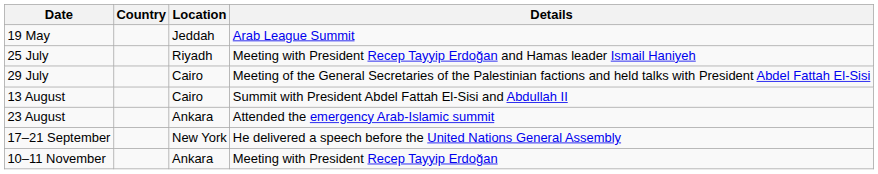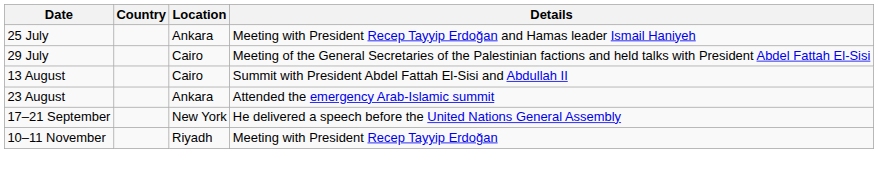- row: (29, 35)
(192, 55) Riyadh -> (193, 35) Ankara
(193, 158) Ankara -> (192, 138) Riyadh
